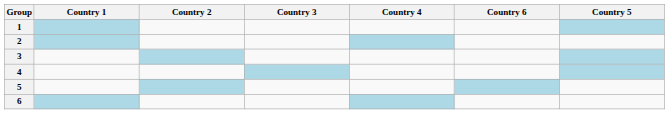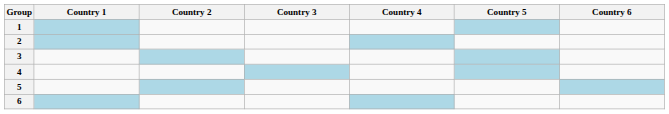columns swapped: (612, 12) <-> (507, 12)
